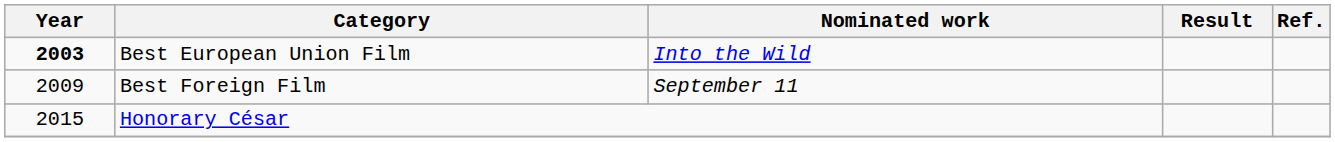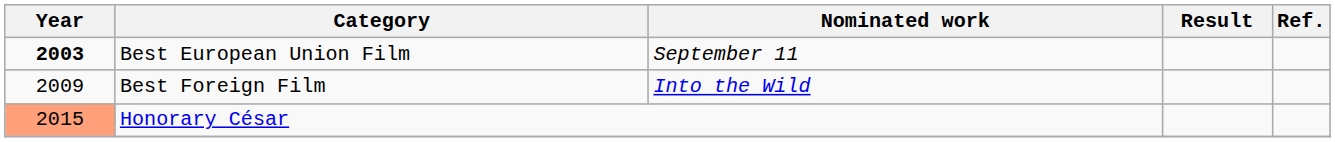(732, 54) Into the Wild -> (726, 54) September 11
(726, 87) September 11 -> (732, 87) Into the Wild
(60, 120) no background -> (60, 120) lightsalmon background
